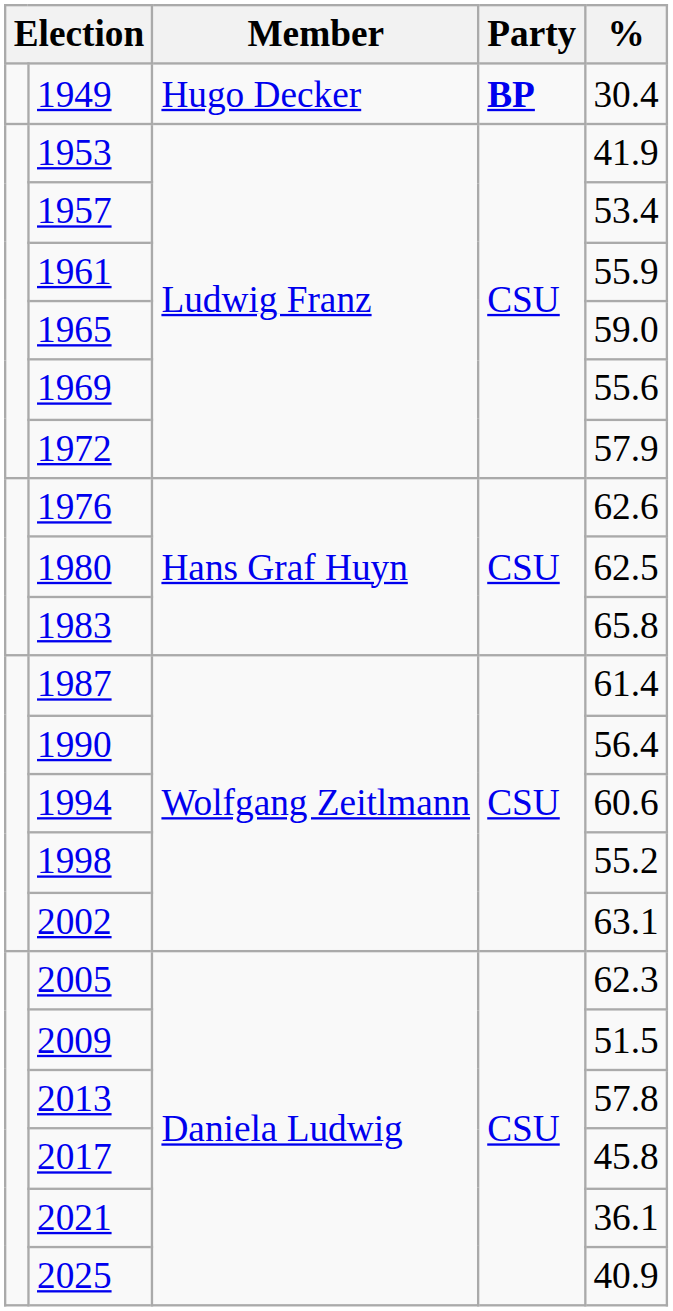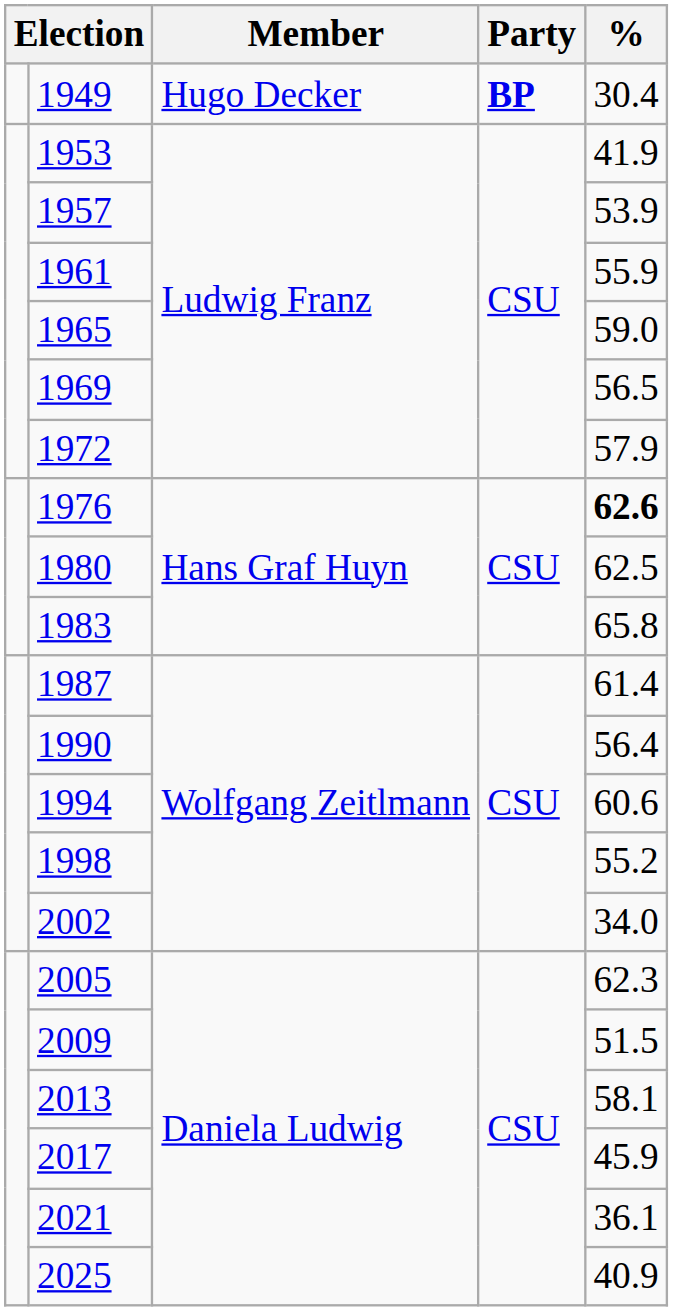(626, 211) 53.4 -> (626, 211) 53.9
(626, 388) 55.6 -> (626, 388) 56.5
(626, 507) normal -> (626, 507) bold
(626, 920) 63.1 -> (626, 920) 34.0
(626, 1098) 57.8 -> (626, 1098) 58.1
(626, 1157) 45.8 -> (626, 1157) 45.9
